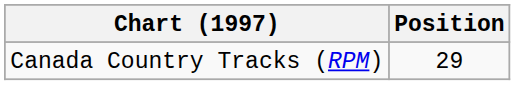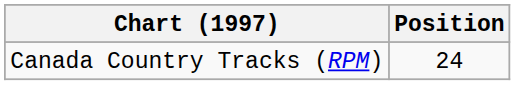(449, 61) 29 -> (449, 61) 24
